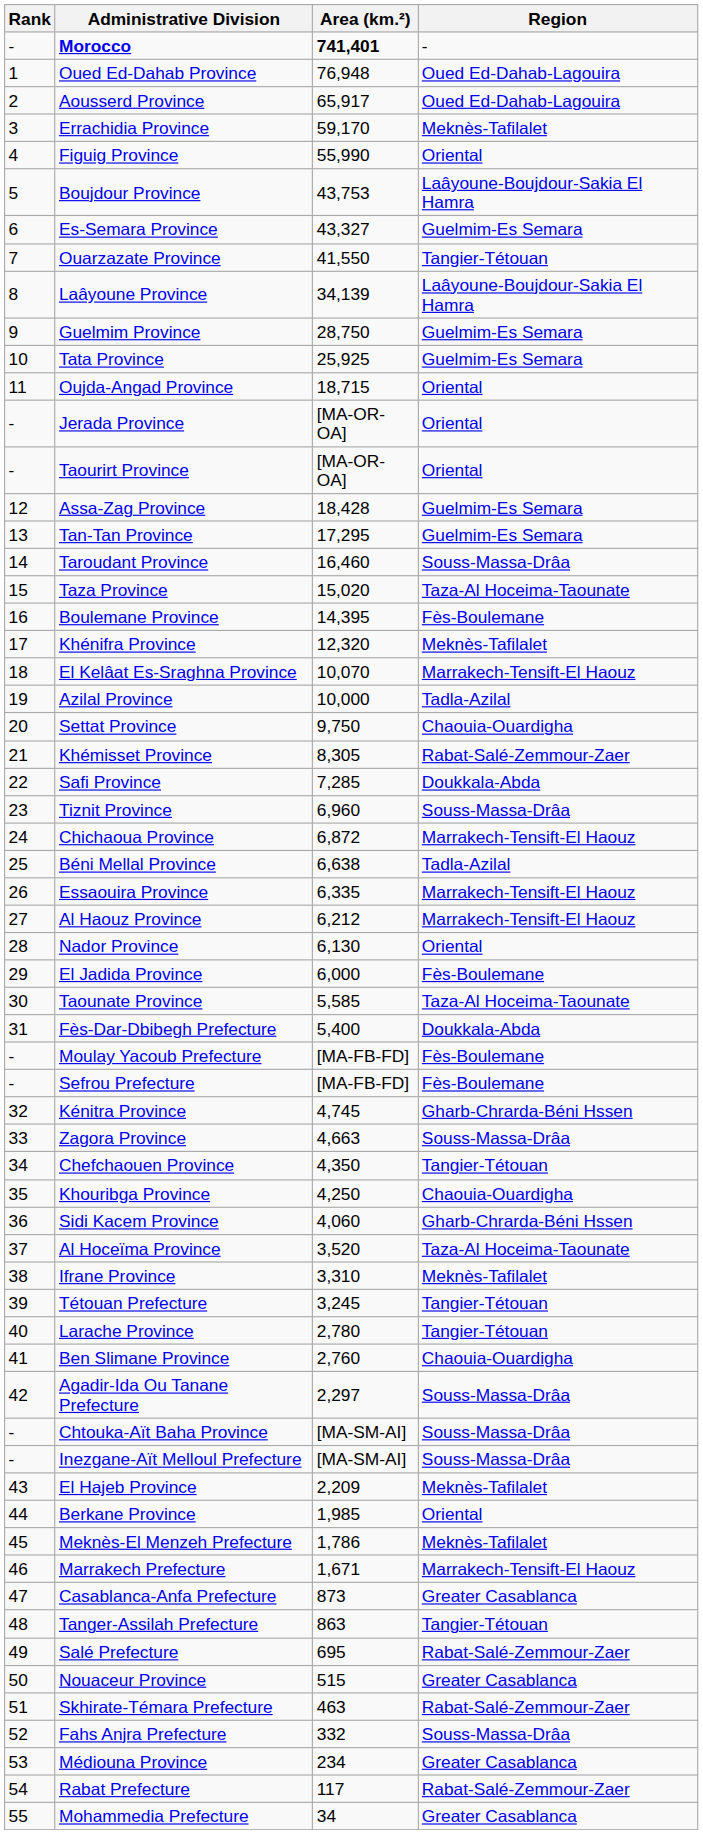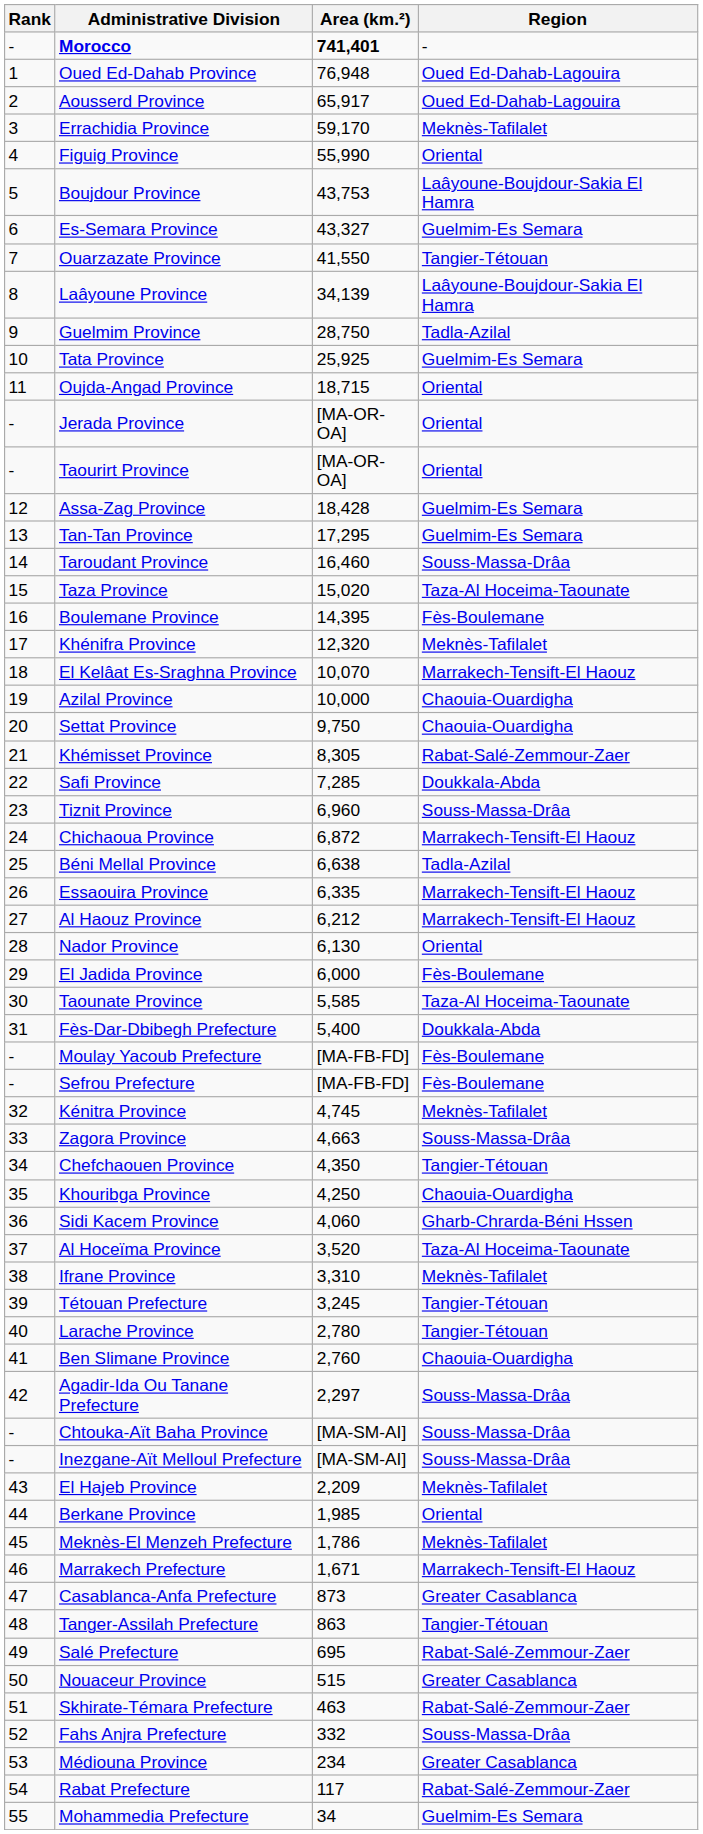(502, 332) Guelmim-Es Semara -> (466, 332) Tadla-Azilal
(466, 699) Tadla-Azilal -> (497, 699) Chaouia-Ouardigha
(527, 1111) Gharb-Chrarda-Béni Hssen -> (484, 1111) Meknès-Tafilalet
(499, 1816) Greater Casablanca -> (502, 1816) Guelmim-Es Semara
